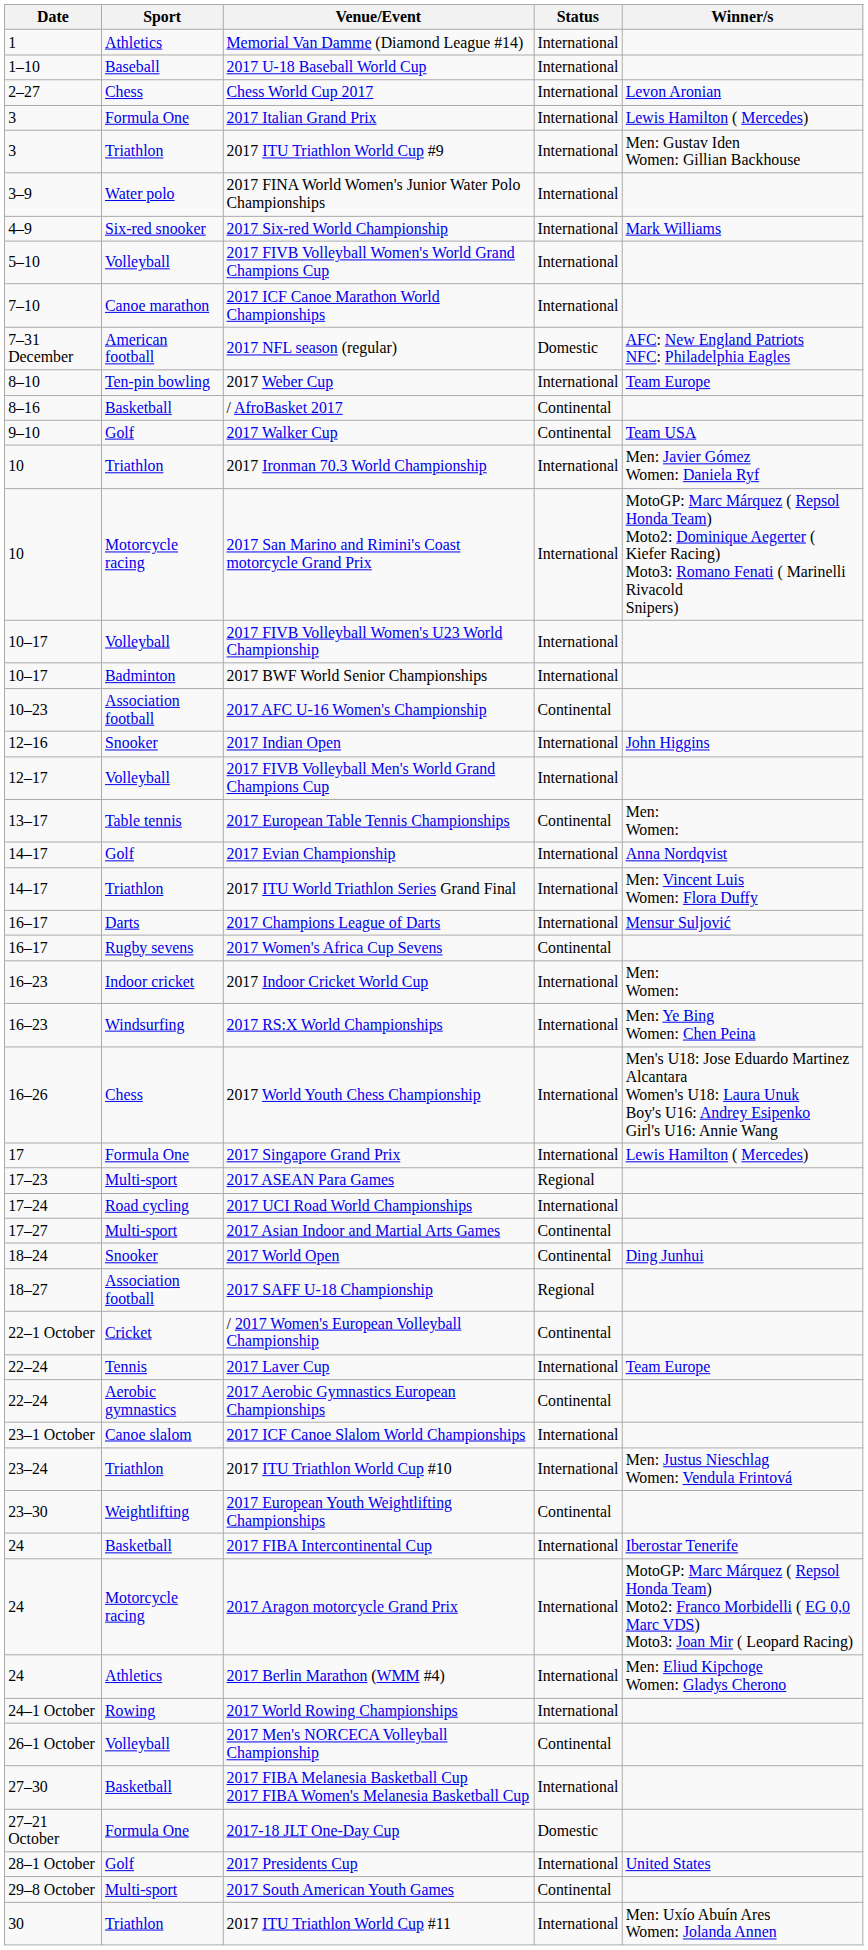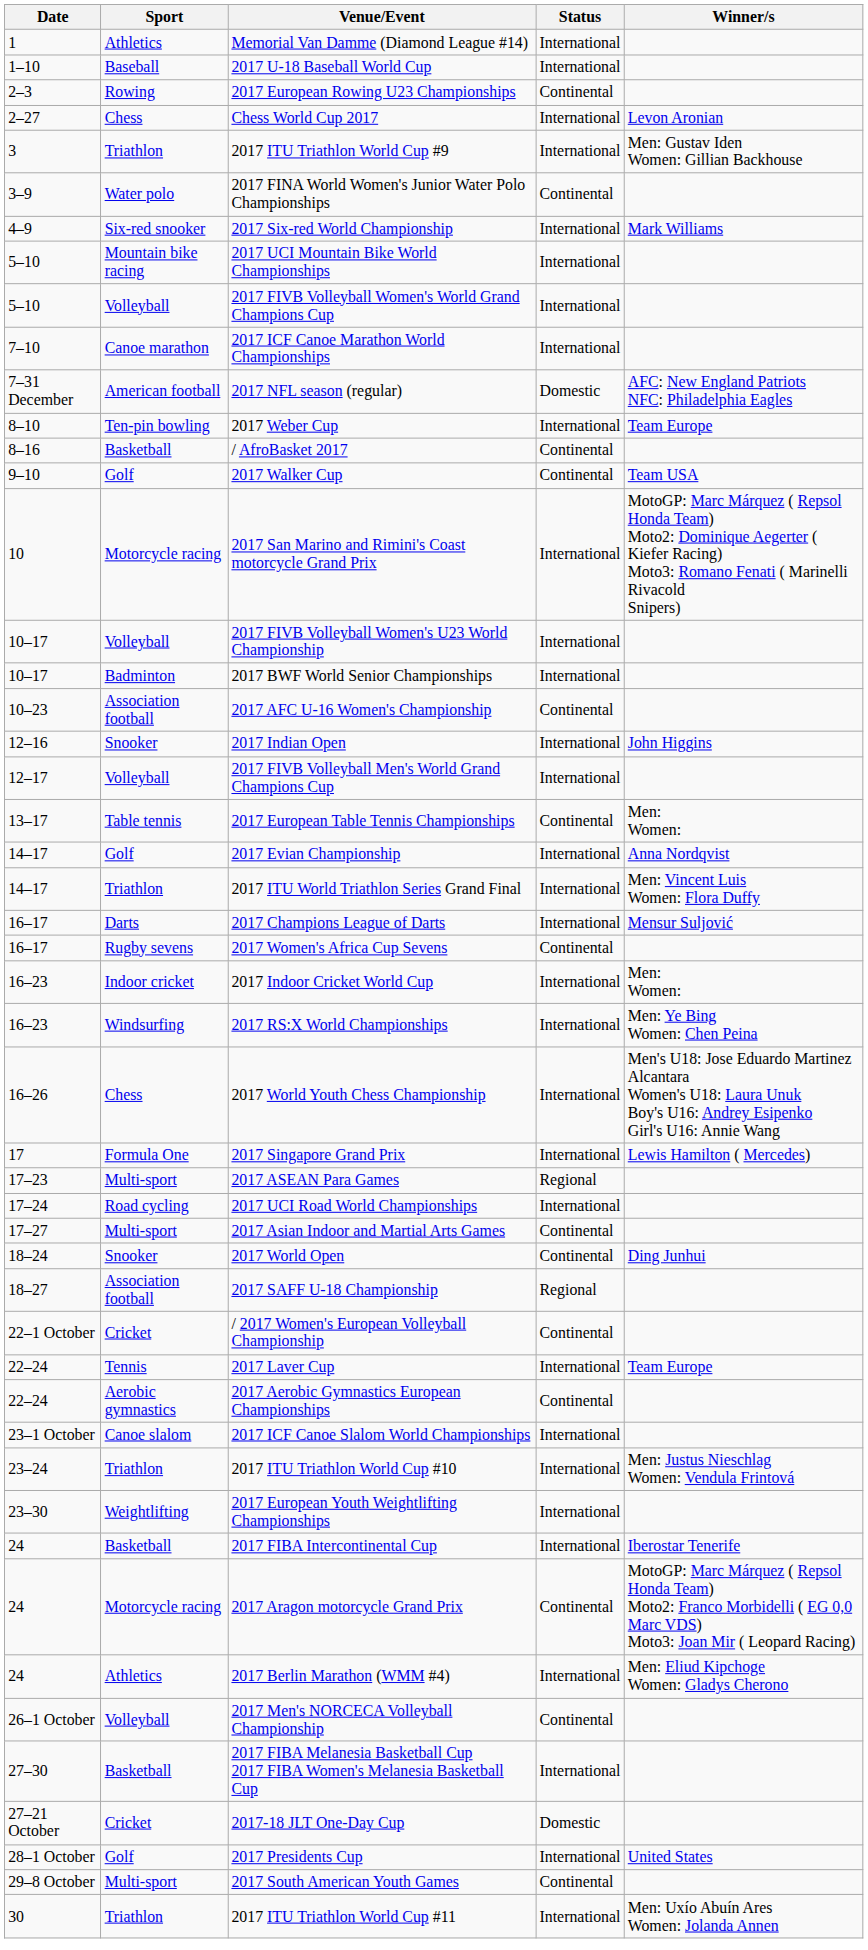+ row: (374, 92)
- row: (302, 117)
(578, 194) International -> (576, 194) Continental
+ row: (334, 262)
- row: (357, 466)
(574, 1511) Continental -> (580, 1511) International
(578, 1606) International -> (576, 1606) Continental
- row: (342, 1710)
(147, 1830) Formula One -> (128, 1823) Cricket
